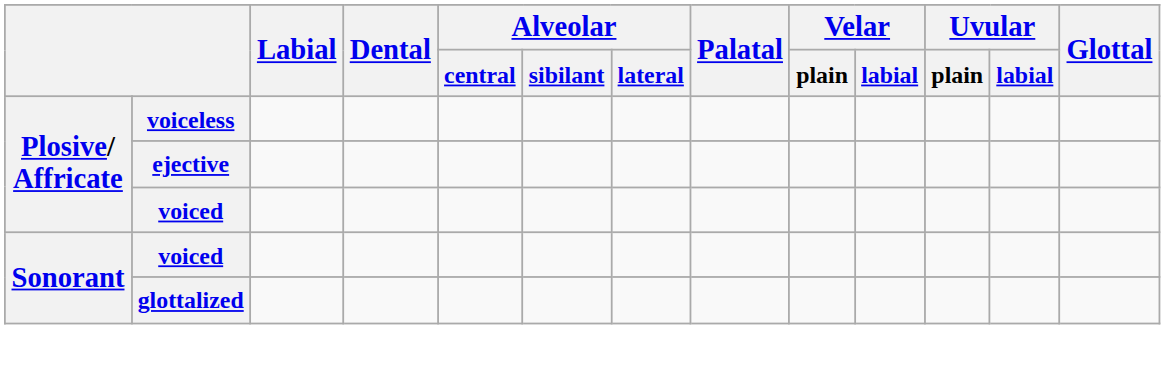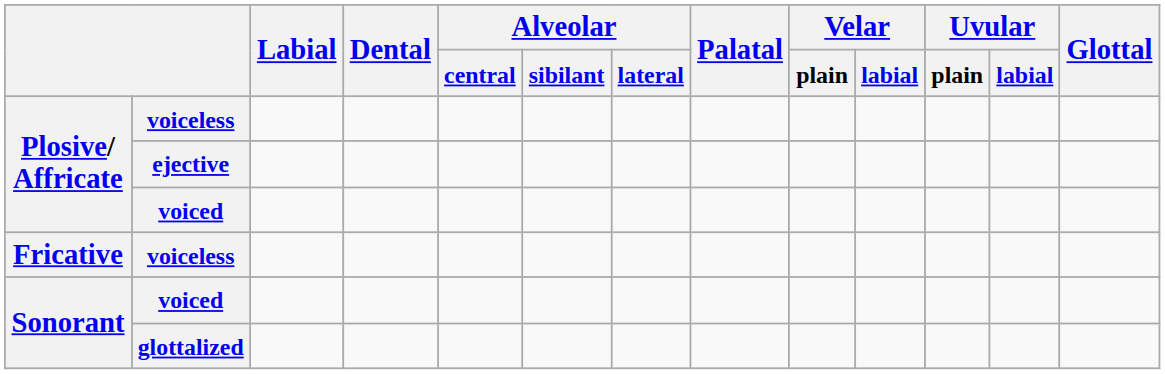+ row: (68, 254)
